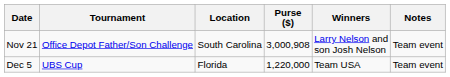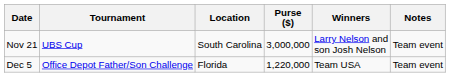(117, 44) Office Depot Father/Son Challenge -> (62, 44) UBS Cup
(288, 44) 3,000,908 -> (288, 44) 3,000,000
(62, 65) UBS Cup -> (117, 65) Office Depot Father/Son Challenge
